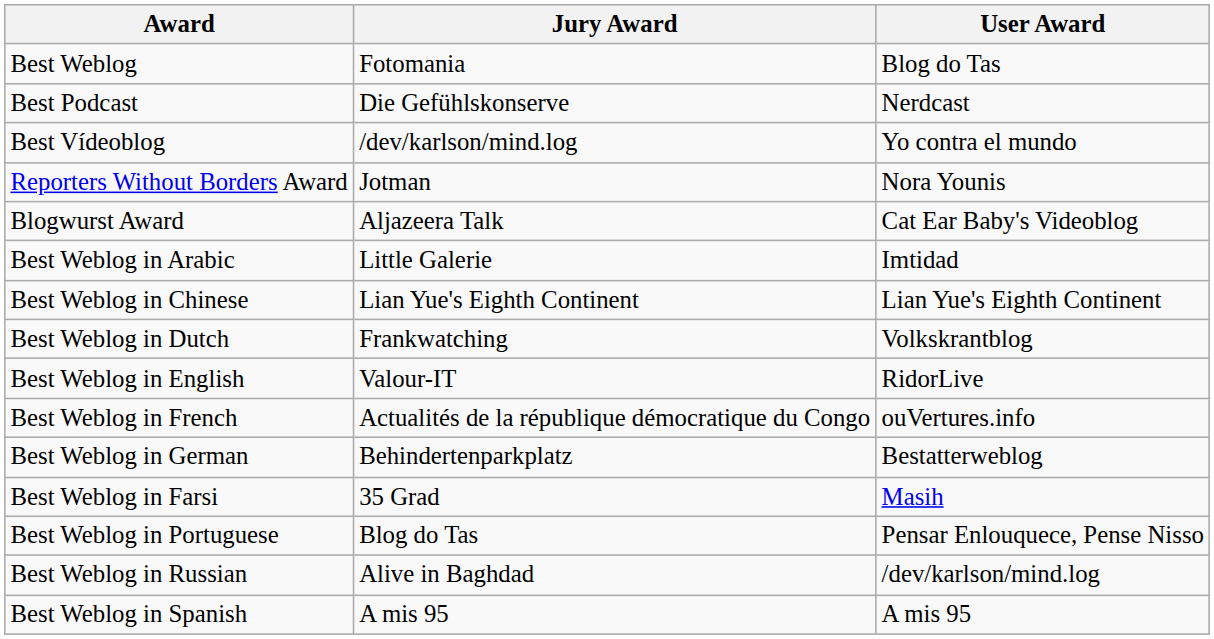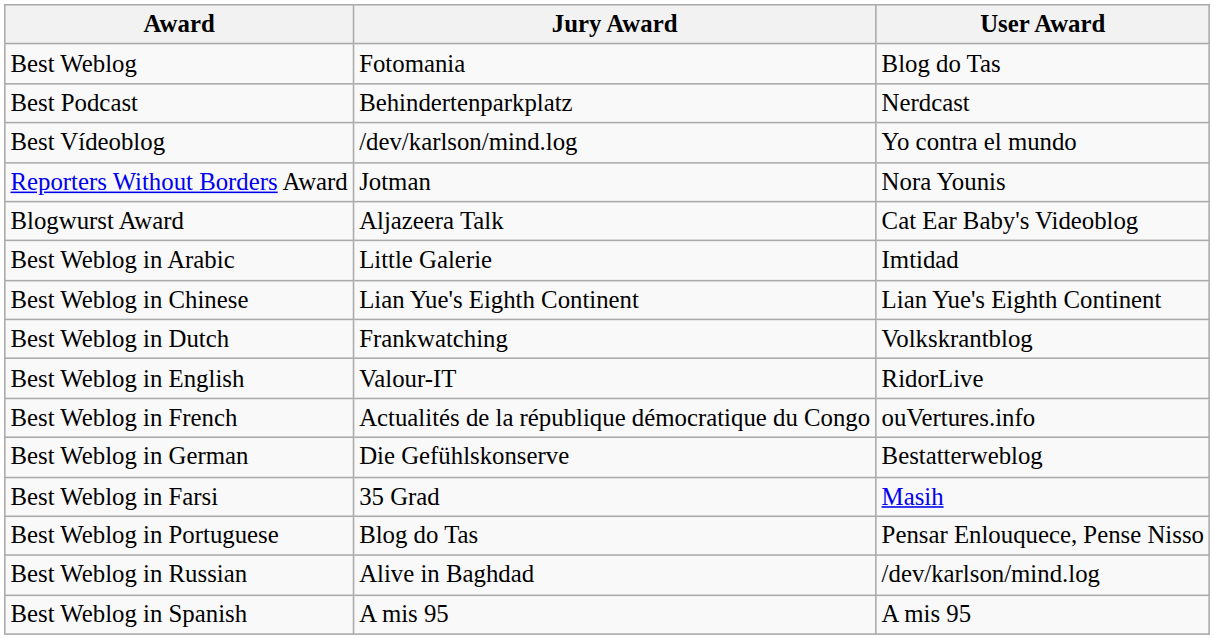(464, 102) Die Gefühlskonserve -> (466, 102) Behindertenparkplatz
(466, 456) Behindertenparkplatz -> (464, 456) Die Gefühlskonserve
